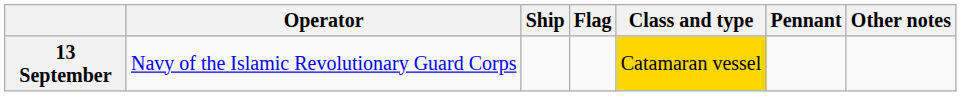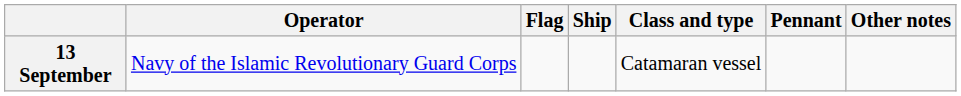columns swapped: (545, 20) <-> (593, 20)
(691, 63) gold background -> (691, 63) no background
